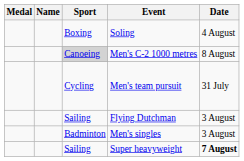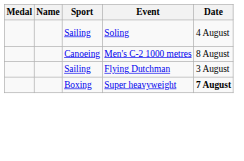(78, 33) Boxing -> (77, 33) Sailing
(82, 54) lightgrey background -> (82, 54) no background
- row: (146, 86)
- row: (136, 133)
(77, 149) Sailing -> (78, 85) Boxing
